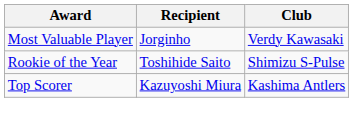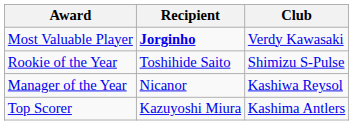(165, 39) normal -> (168, 39) bold
+ row: (67, 85)
